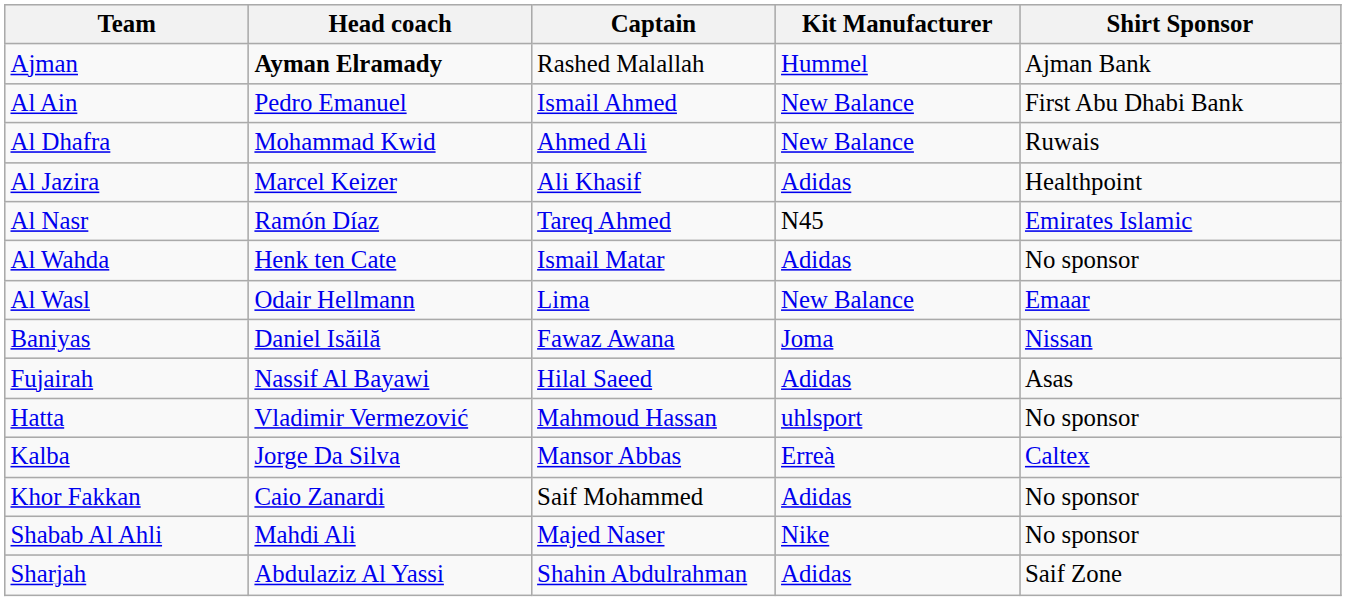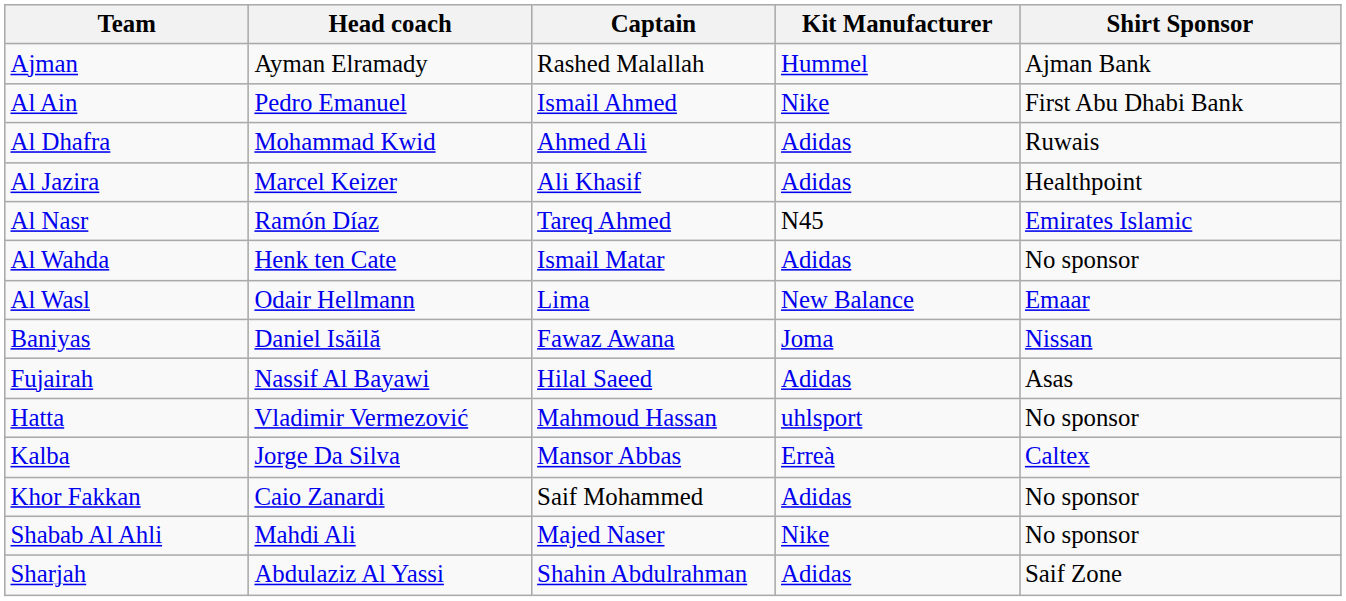(348, 63) bold -> (341, 63) normal
(847, 102) New Balance -> (805, 102) Nike
(847, 142) New Balance -> (816, 142) Adidas
